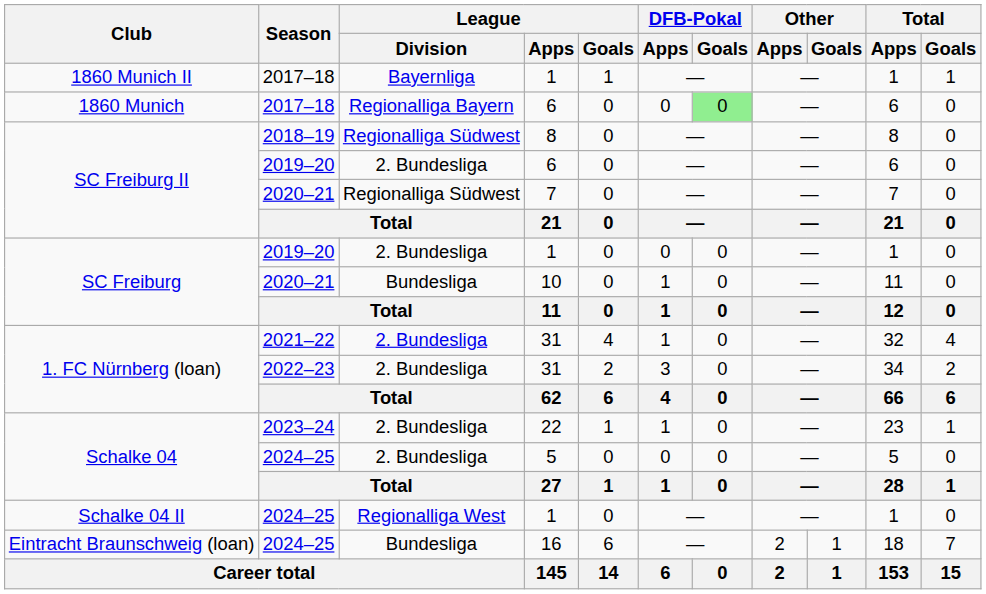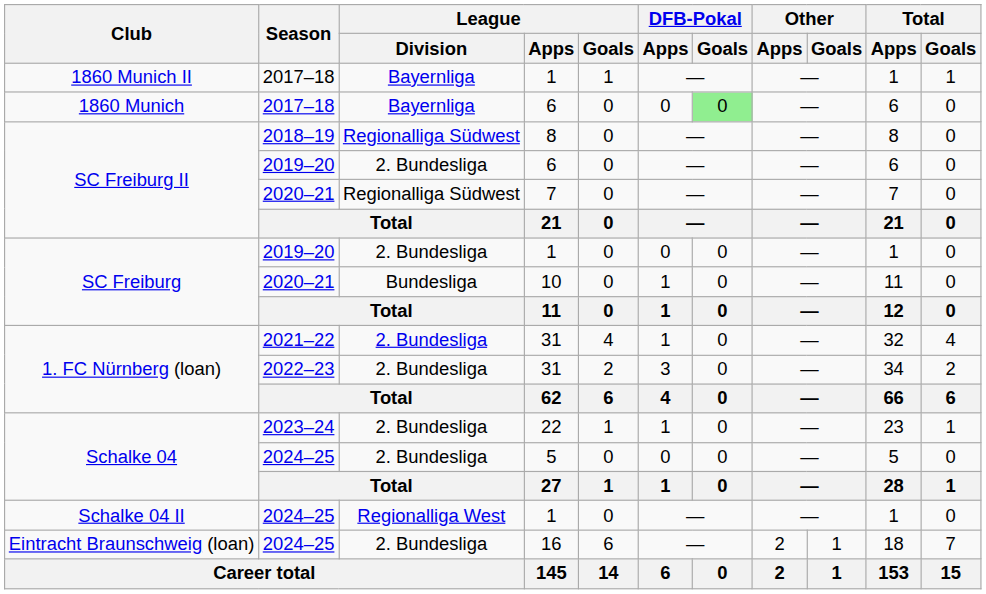(431, 106) Regionalliga Bayern -> (431, 106) Bayernliga
(431, 544) Bundesliga -> (431, 544) 2. Bundesliga
